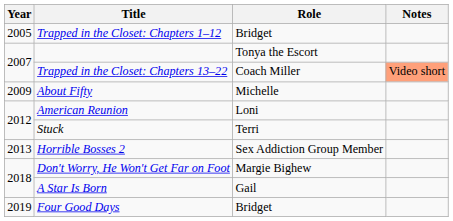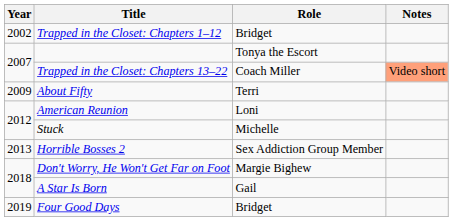(19, 33) 2005 -> (19, 33) 2002
(257, 91) Michelle -> (247, 91) Terri
(247, 129) Terri -> (257, 129) Michelle
